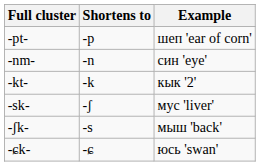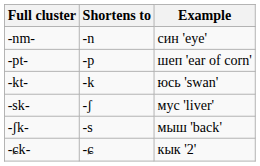rows swapped: (21, 60) <-> (18, 37)
(177, 82) кык '2' -> (188, 82) юсь 'swan'
(188, 149) юсь 'swan' -> (177, 149) кык '2'
